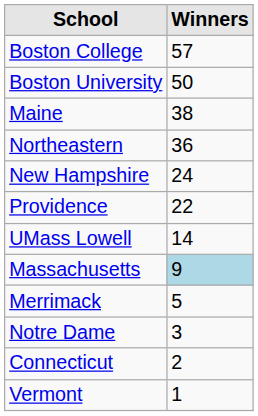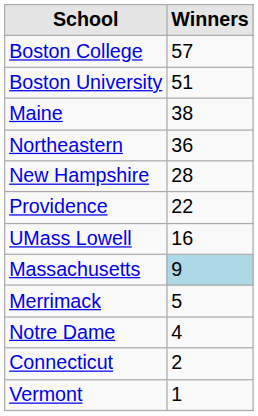(182, 82) 50 -> (182, 82) 51
(182, 176) 24 -> (182, 176) 28
(182, 238) 14 -> (182, 238) 16
(177, 332) 3 -> (177, 332) 4
